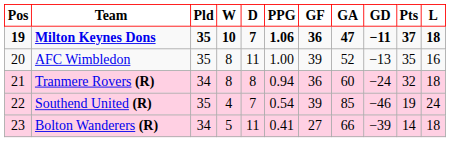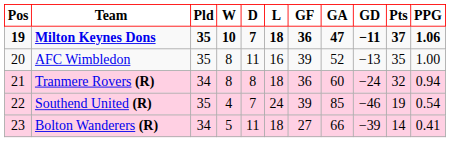columns swapped: (433, 15) <-> (282, 15)
